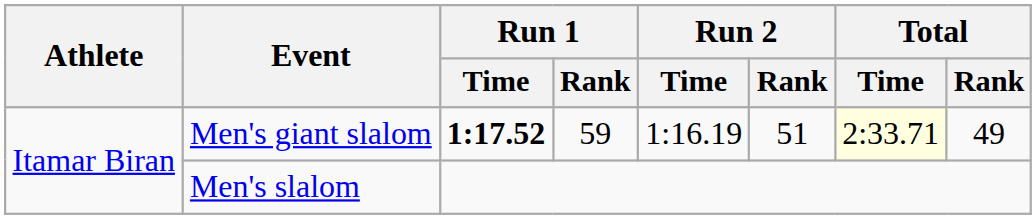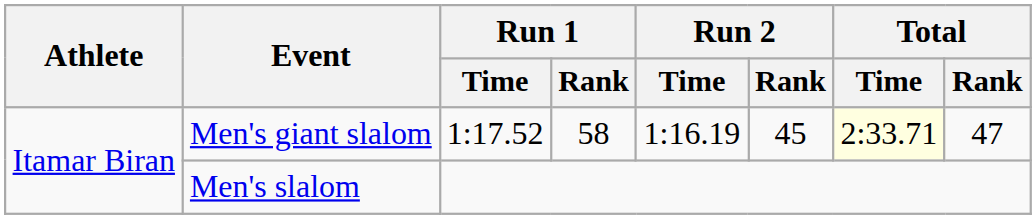(496, 133) bold -> (495, 133) normal
(595, 133) 59 -> (594, 133) 58
(792, 133) 51 -> (790, 133) 45
(989, 133) 49 -> (987, 133) 47
